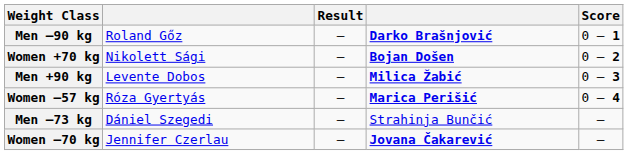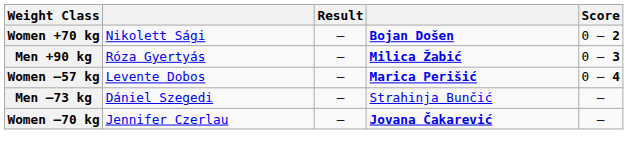- row: (54, 36)
(155, 77) Levente Dobos -> (155, 56) Róza Gyertyás
(155, 98) Róza Gyertyás -> (155, 77) Levente Dobos
